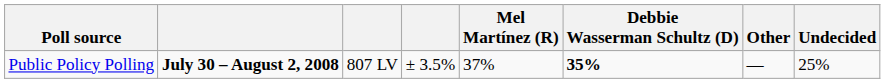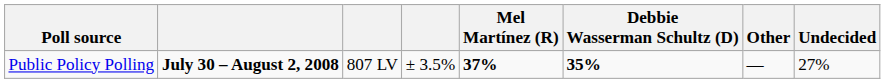(479, 64) normal -> (480, 64) bold
(814, 64) 25% -> (814, 64) 27%
